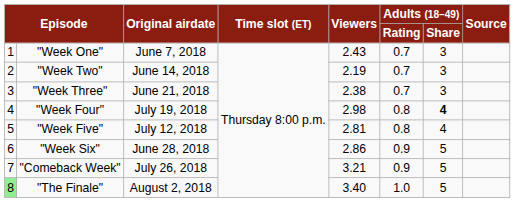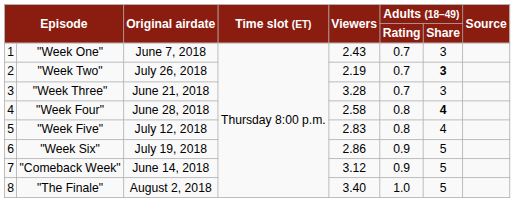(171, 71) June 14, 2018 -> (171, 71) July 26, 2018
(443, 71) normal -> (443, 71) bold
(354, 91) 2.38 -> (354, 91) 3.28
(171, 110) July 19, 2018 -> (171, 110) June 28, 2018
(354, 110) 2.98 -> (354, 110) 2.58
(354, 129) 2.81 -> (354, 129) 2.83
(171, 149) June 28, 2018 -> (171, 149) July 19, 2018
(171, 168) July 26, 2018 -> (171, 168) June 14, 2018
(354, 168) 3.21 -> (354, 168) 3.12
(11, 187) lightgreen background -> (11, 187) no background
